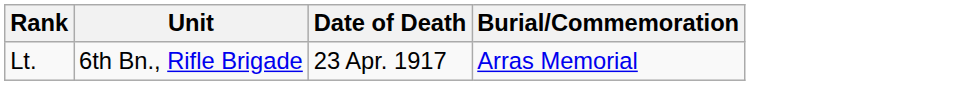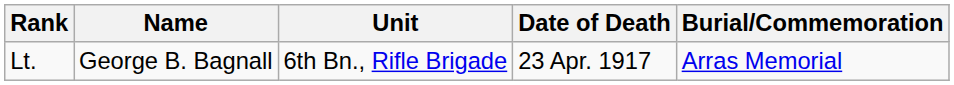+ column: (176, 23)
